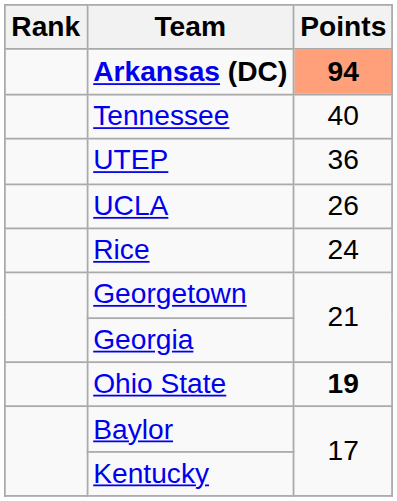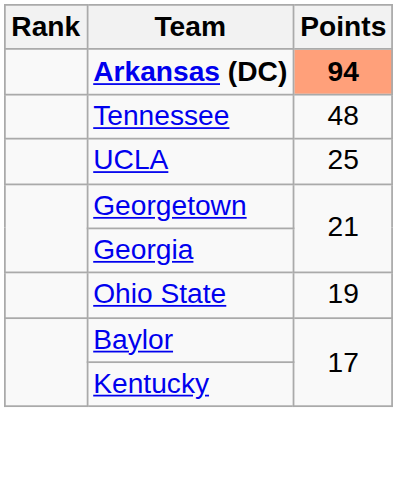(343, 116) 40 -> (343, 116) 48
- row: (131, 160)
(343, 205) 26 -> (343, 160) 25
- row: (121, 250)
(343, 384) bold -> (343, 294) normal
